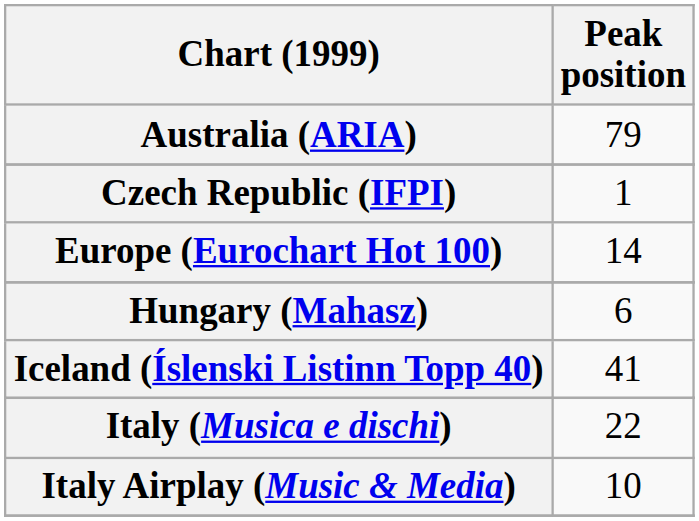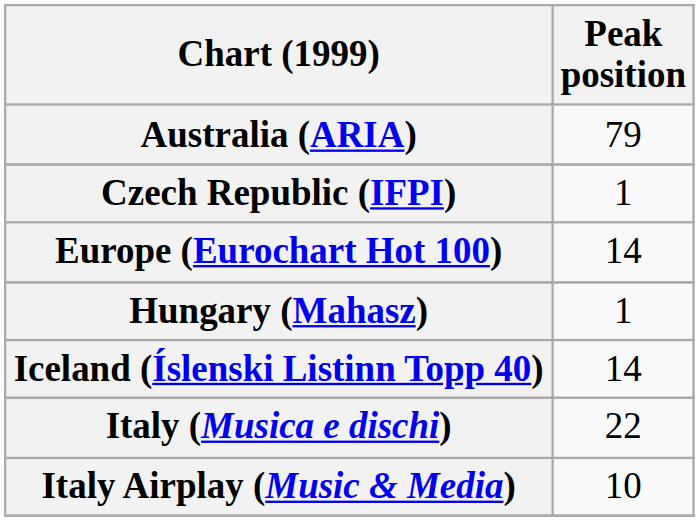(623, 309) 6 -> (623, 309) 1
(623, 368) 41 -> (623, 368) 14
